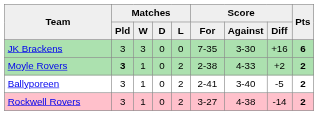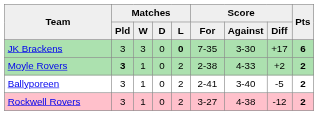(181, 48) normal -> (181, 48) bold
(279, 48) +16 -> (279, 48) +17
(279, 101) -14 -> (279, 101) -12
